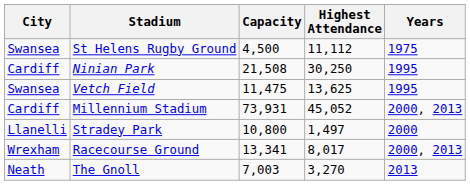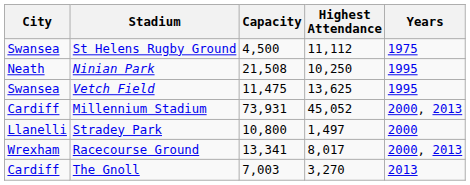(33, 69) Cardiff -> (26, 69) Neath
(330, 69) 30,250 -> (330, 69) 10,250
(26, 170) Neath -> (33, 170) Cardiff
